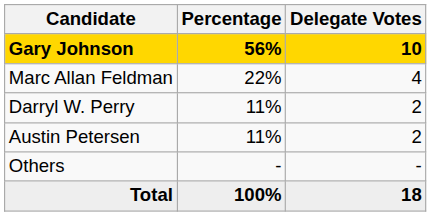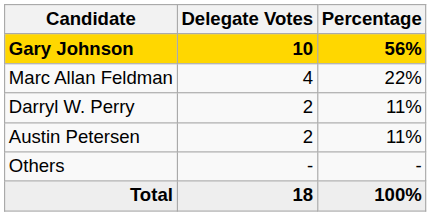columns swapped: (356, 19) <-> (231, 19)
